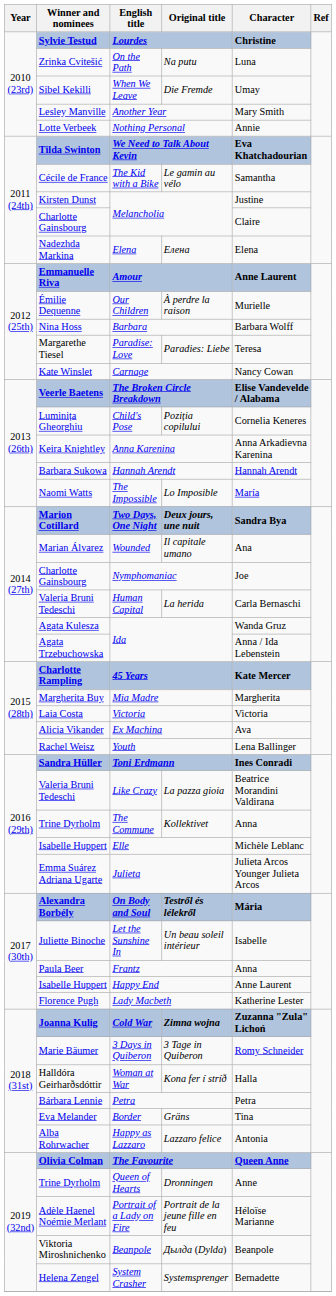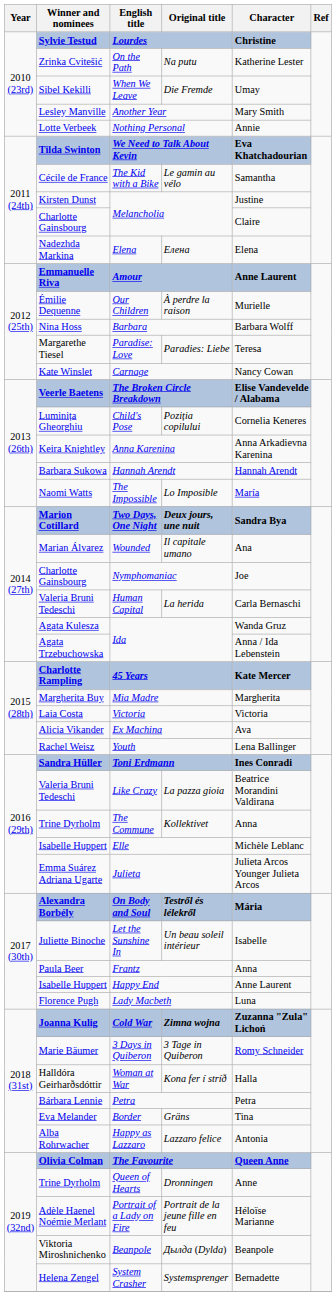(245, 62) Luna -> (269, 62) Katherine Lester
(269, 1001) Katherine Lester -> (245, 1001) Luna
